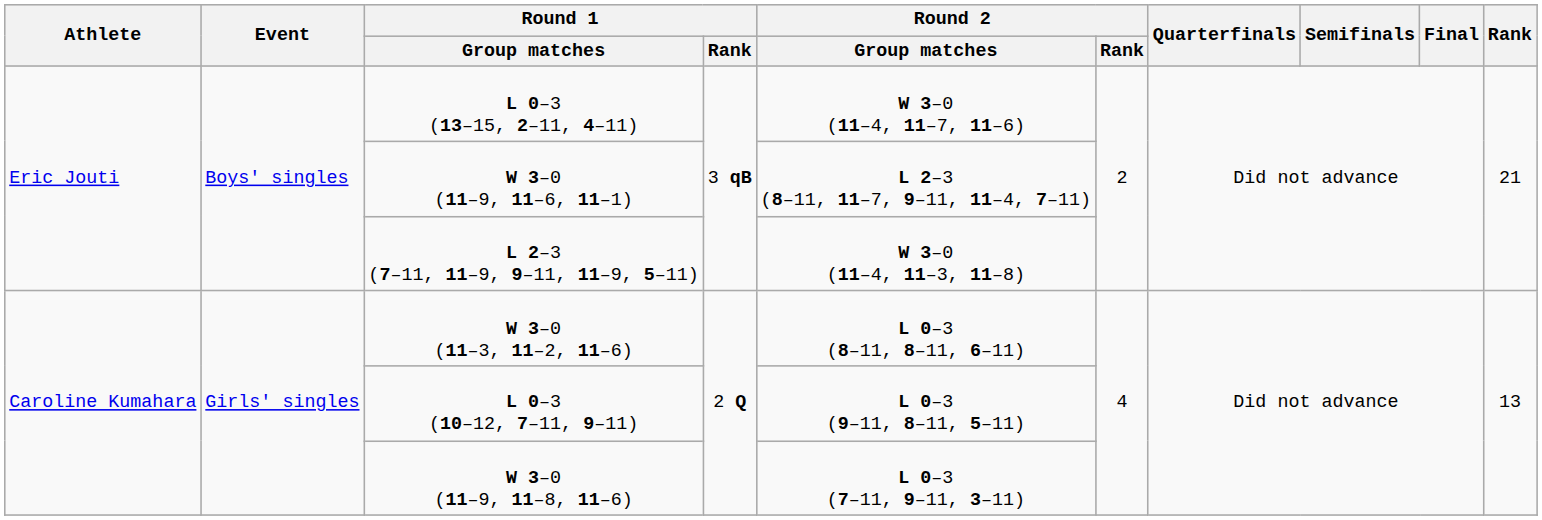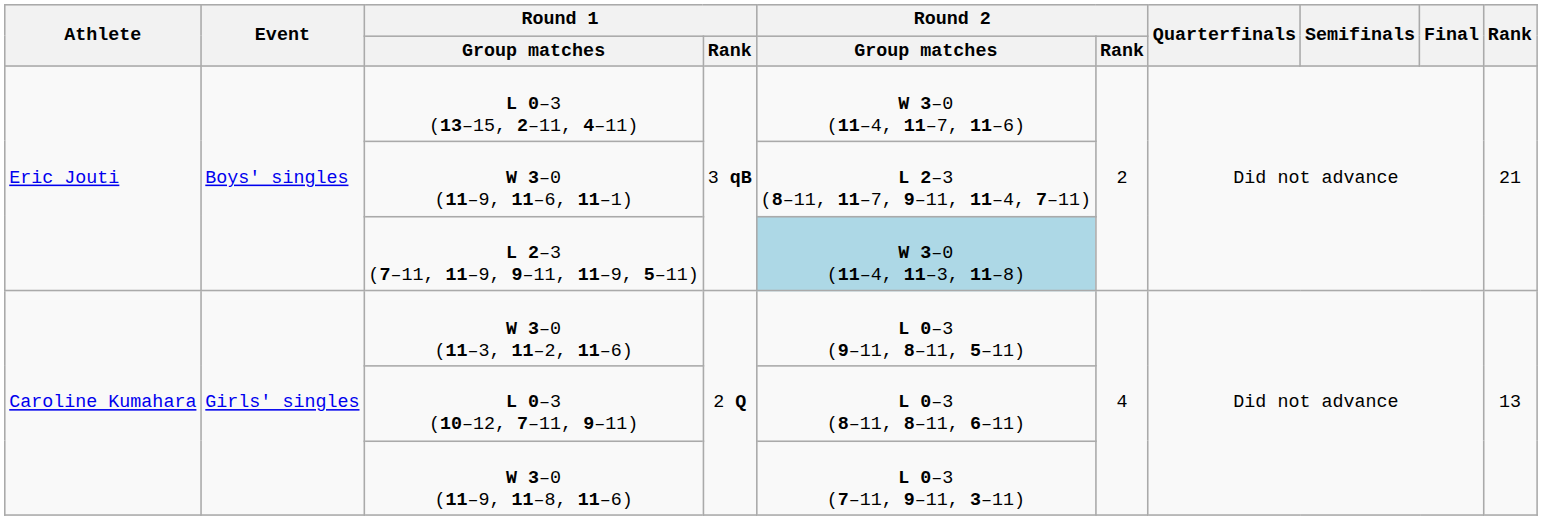(926, 264) no background -> (926, 264) lightblue background
(926, 339) L 0–3 (8–11, 8–11, 6–11) -> (926, 339) L 0–3 (9–11, 8–11, 5–11)
(926, 414) L 0–3 (9–11, 8–11, 5–11) -> (926, 414) L 0–3 (8–11, 8–11, 6–11)
